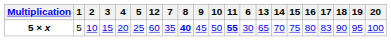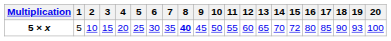columns swapped: (248, 12) <-> (154, 12)
(232, 28) bold -> (232, 28) normal
(295, 28) 75 -> (295, 28) 72
(326, 28) 83 -> (326, 28) 85
(357, 28) 95 -> (357, 28) 93
